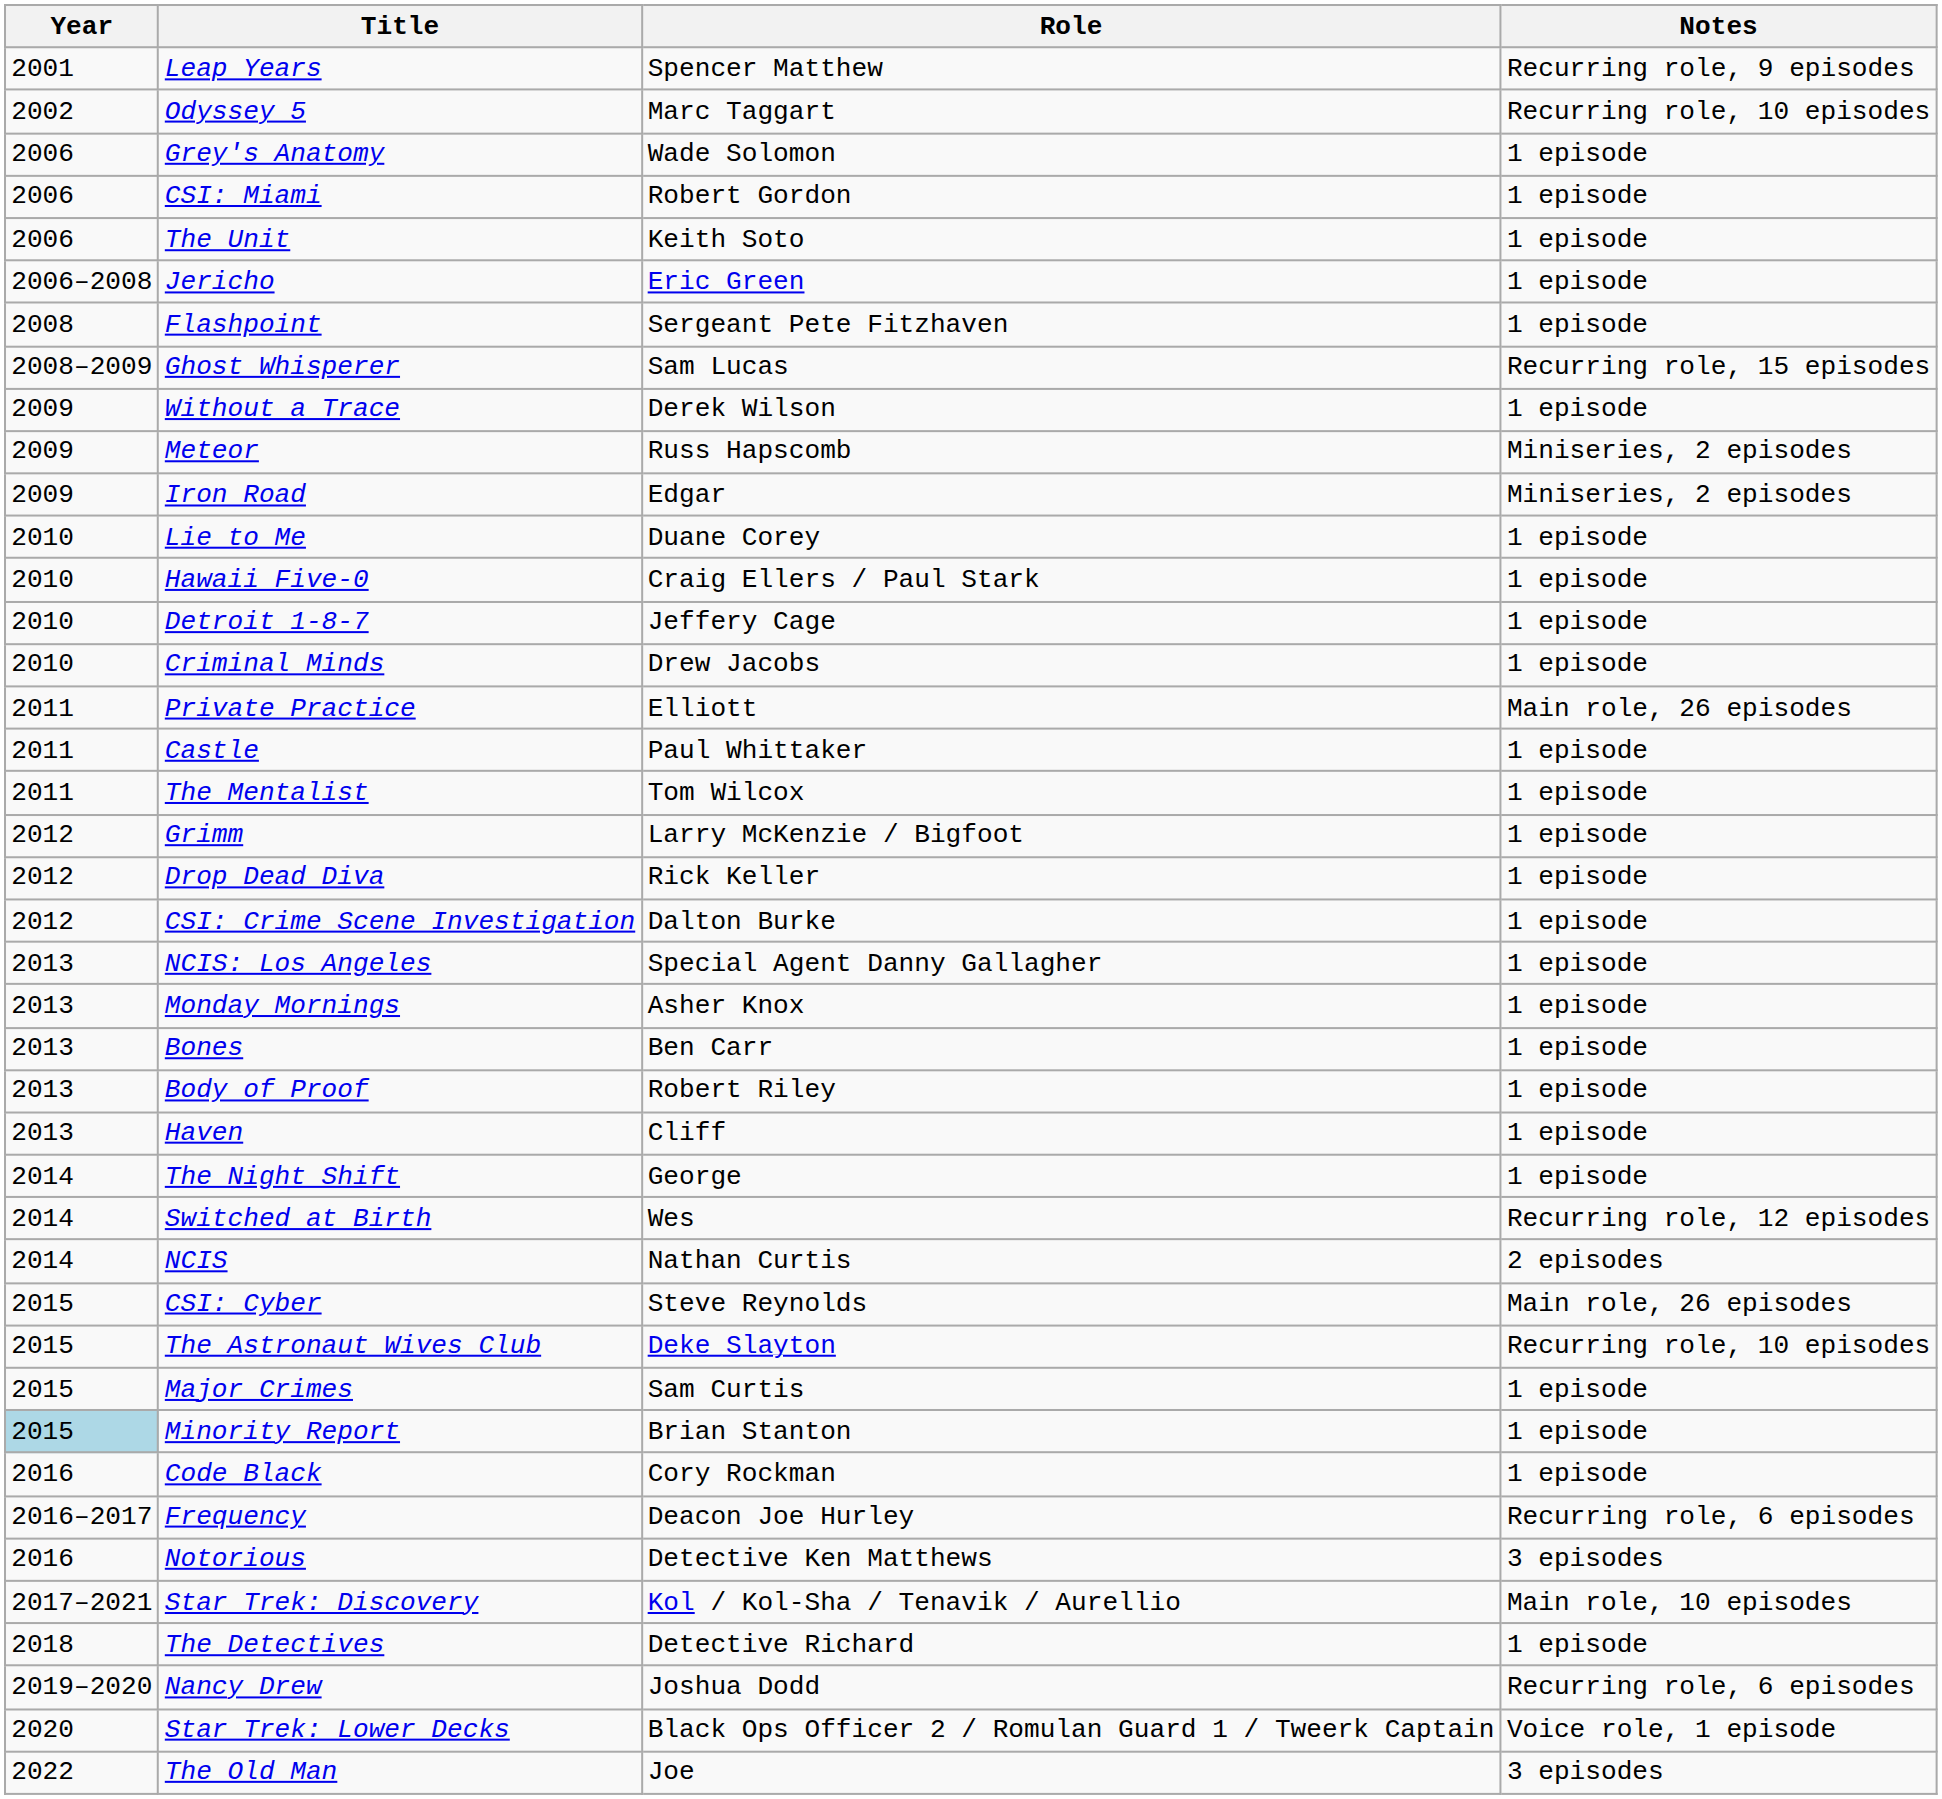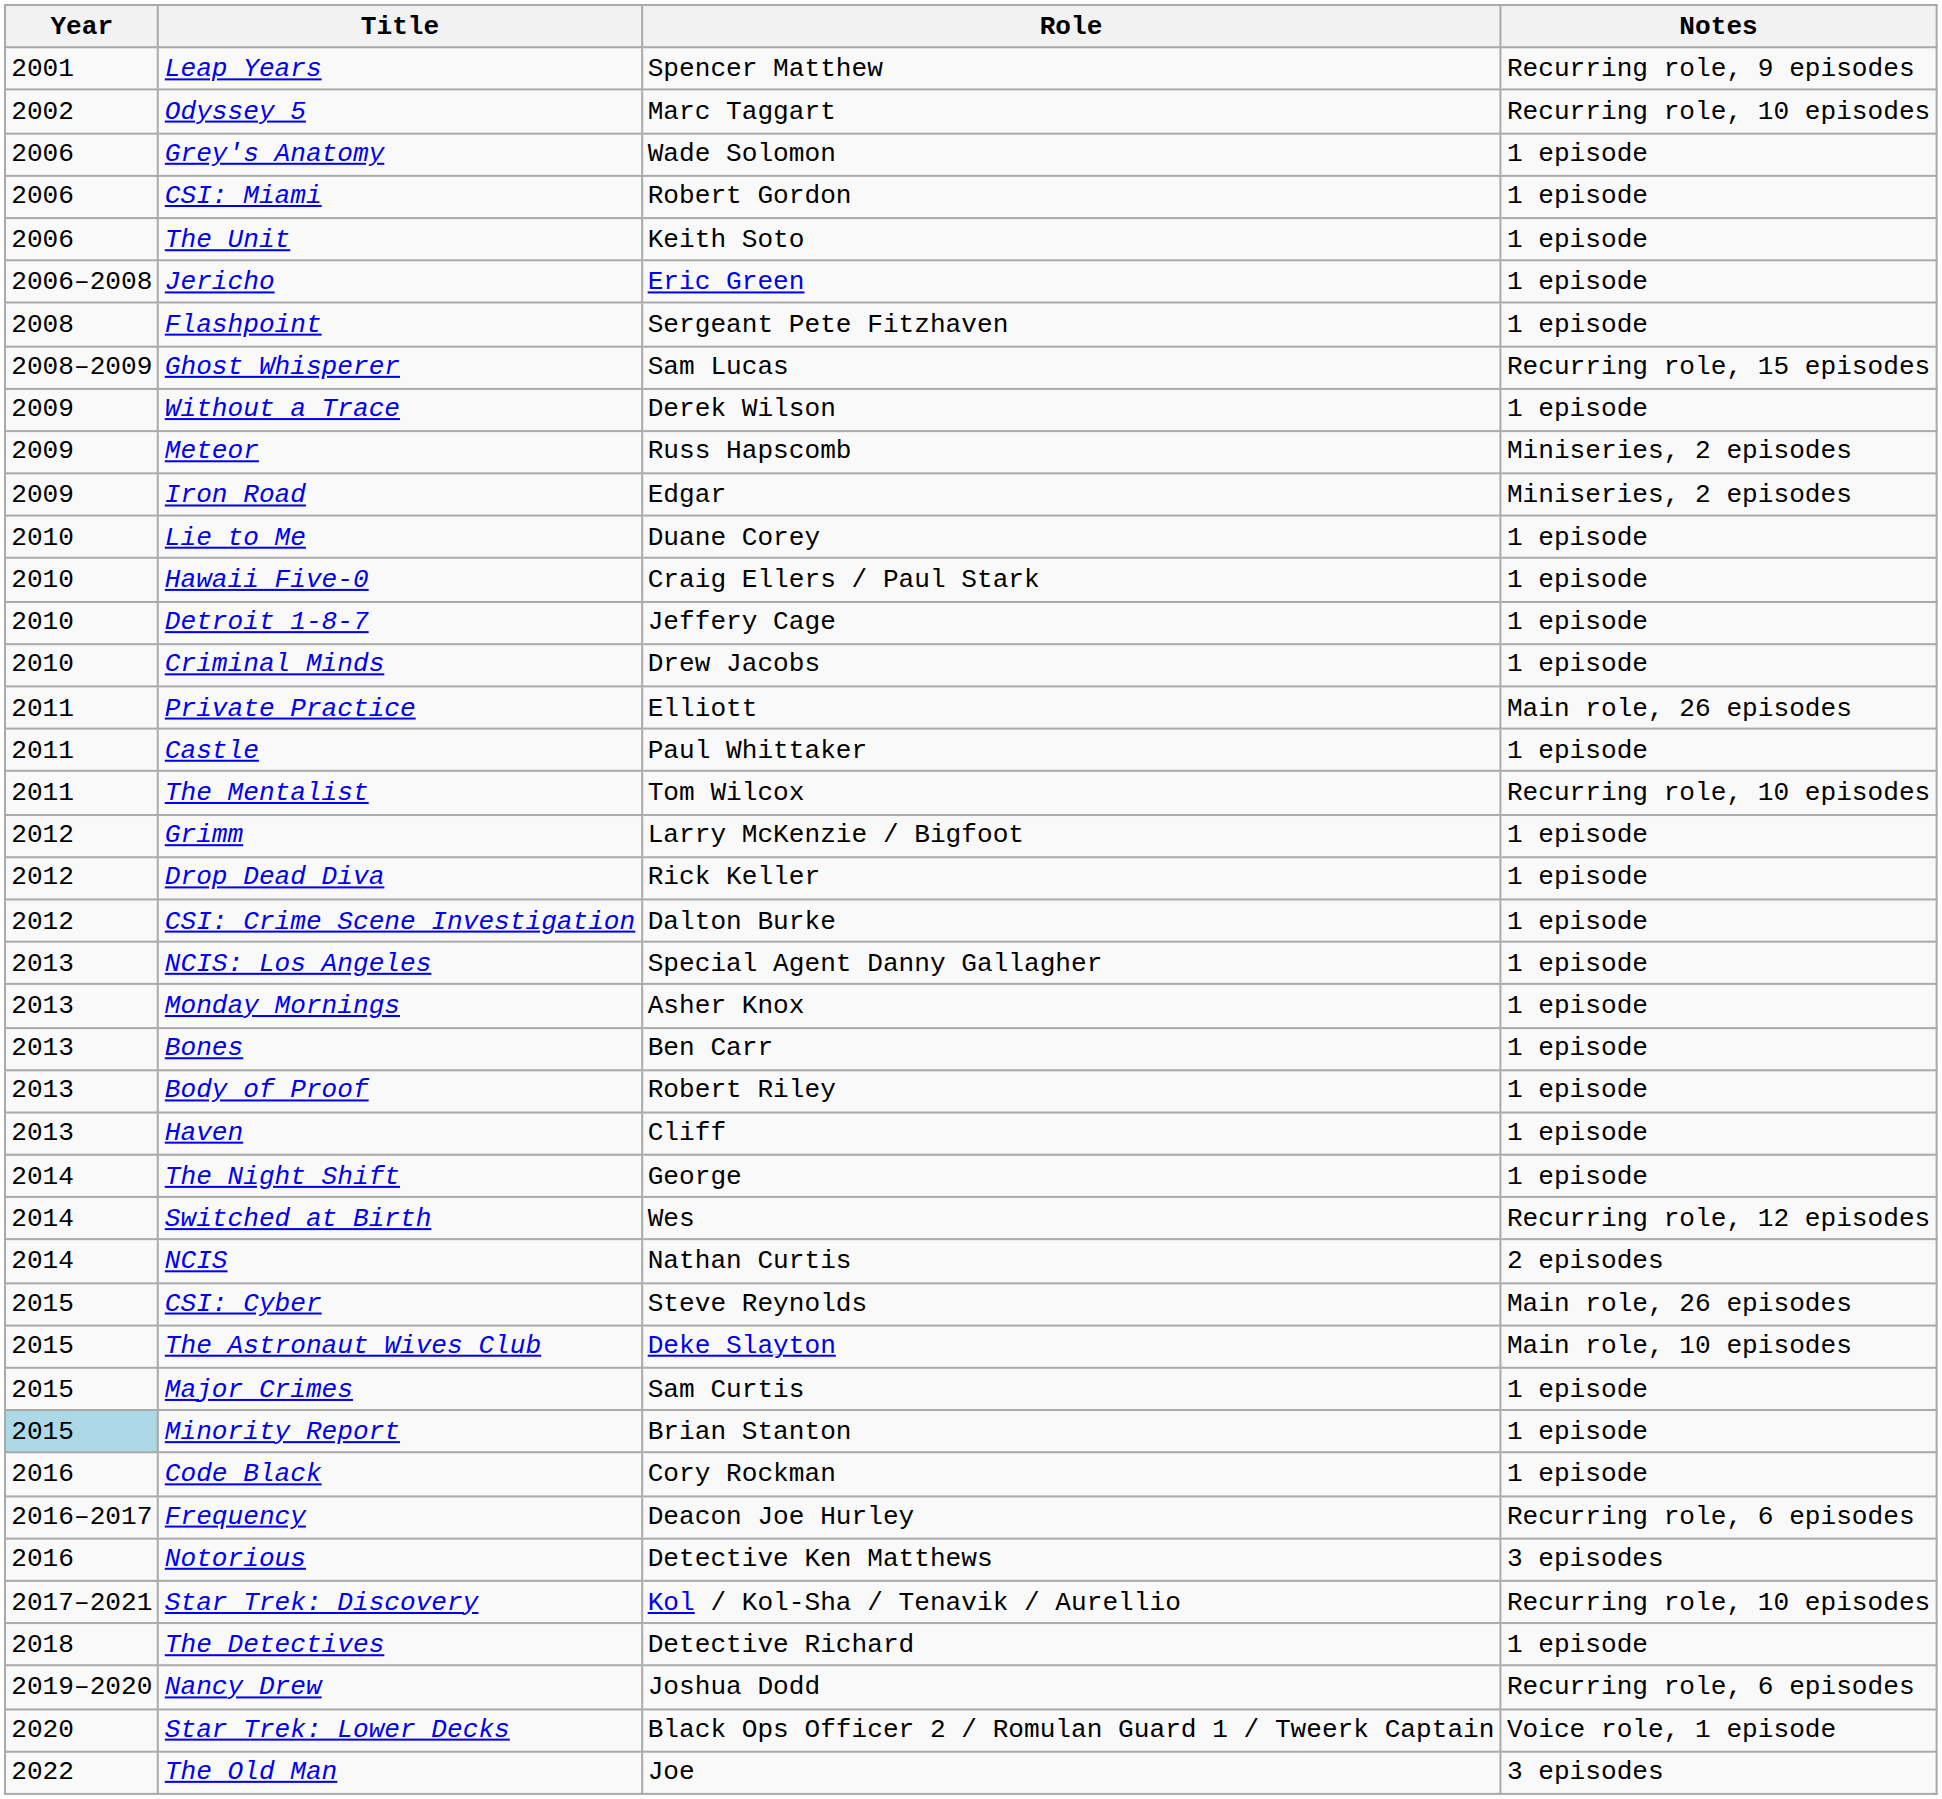(1577, 793) 1 episode -> (1719, 793) Recurring role, 10 episodes
(1719, 1346) Recurring role, 10 episodes -> (1679, 1346) Main role, 10 episodes
(1679, 1602) Main role, 10 episodes -> (1719, 1602) Recurring role, 10 episodes
